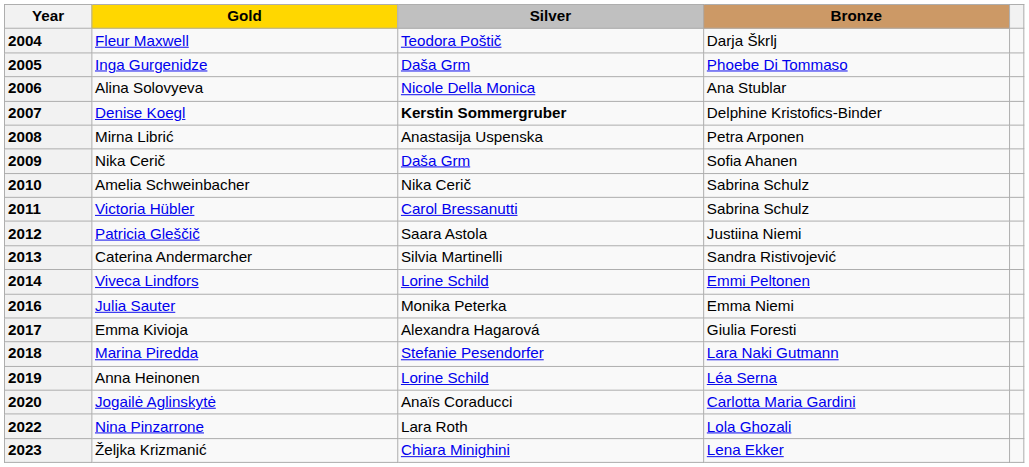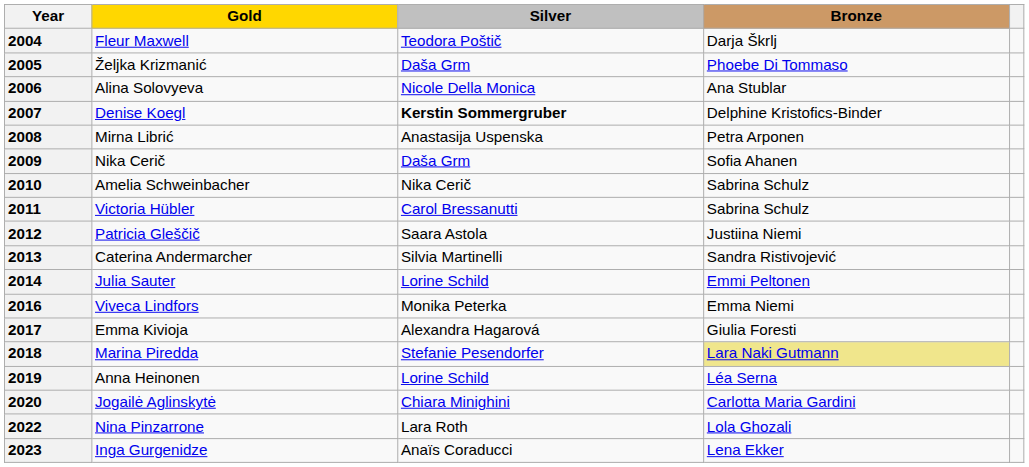(151, 64) Inga Gurgenidze -> (151, 64) Željka Krizmanić
(147, 281) Viveca Lindfors -> (135, 281) Julia Sauter
(135, 305) Julia Sauter -> (147, 305) Viveca Lindfors
(773, 354) no background -> (773, 354) khaki background
(457, 402) Anaïs Coraducci -> (455, 402) Chiara Minighini
(151, 450) Željka Krizmanić -> (151, 450) Inga Gurgenidze
(455, 450) Chiara Minighini -> (457, 450) Anaïs Coraducci
